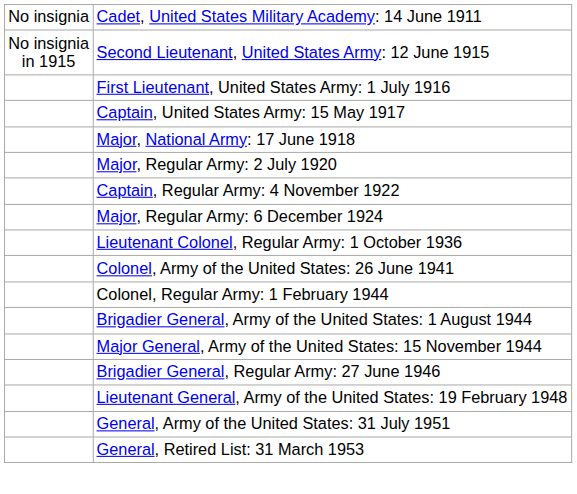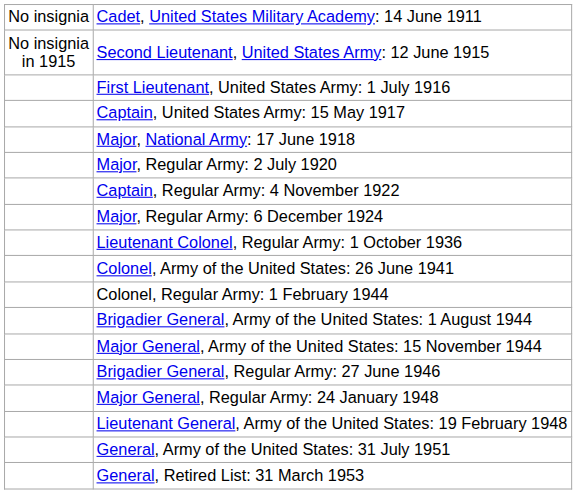+ row: (268, 398)
